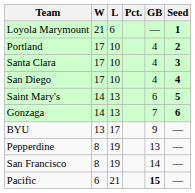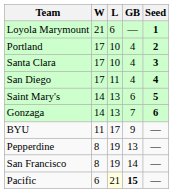- column: (134, 12)
(115, 79) 10 -> (115, 79) 11
(99, 130) 13 -> (99, 130) 11
(115, 180) no background -> (115, 180) lightyellow background
